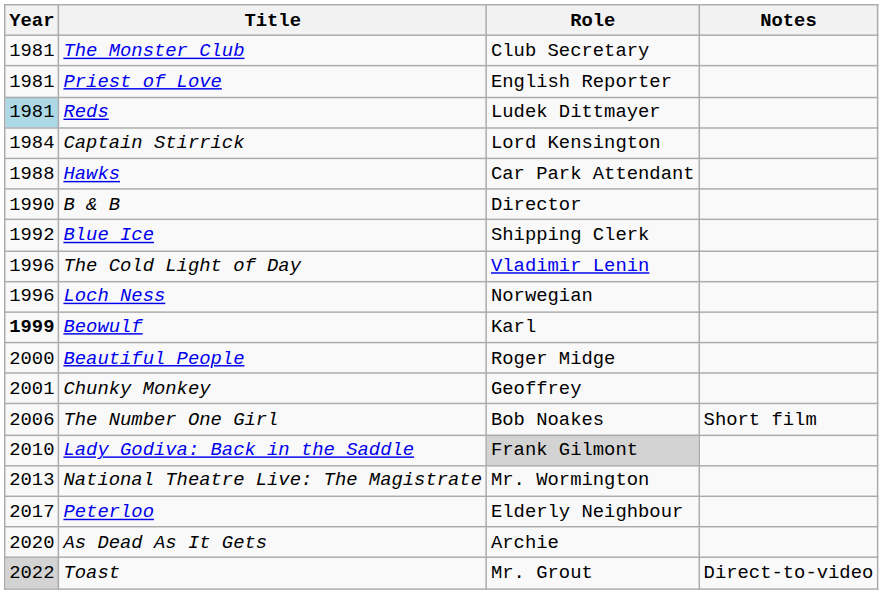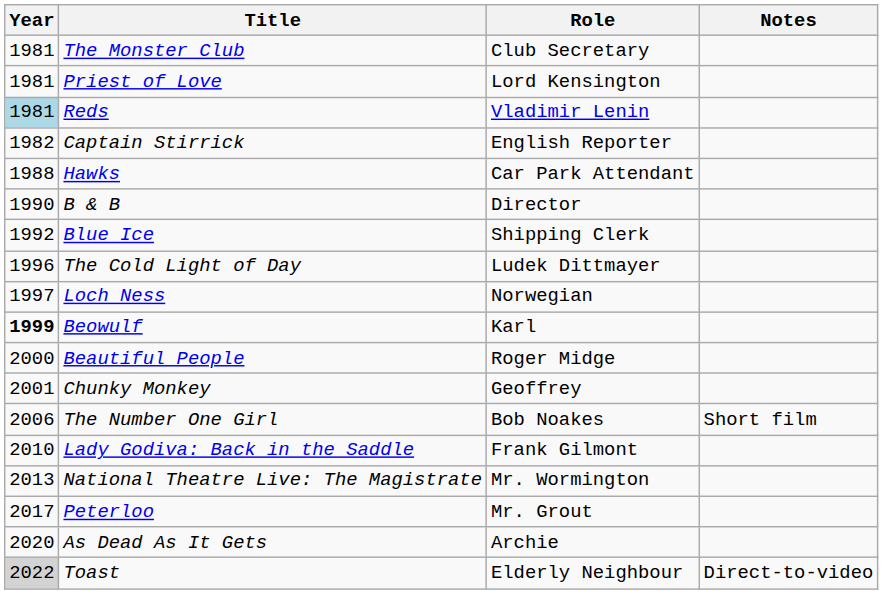(581, 82) English Reporter -> (576, 82) Lord Kensington
(576, 112) Ludek Dittmayer -> (570, 112) Vladimir Lenin
(32, 143) 1984 -> (32, 143) 1982
(576, 143) Lord Kensington -> (581, 143) English Reporter
(570, 266) Vladimir Lenin -> (576, 266) Ludek Dittmayer
(32, 297) 1996 -> (32, 297) 1997
(565, 450) lightgrey background -> (565, 450) no background
(587, 512) Elderly Neighbour -> (542, 512) Mr. Grout
(542, 573) Mr. Grout -> (587, 573) Elderly Neighbour
